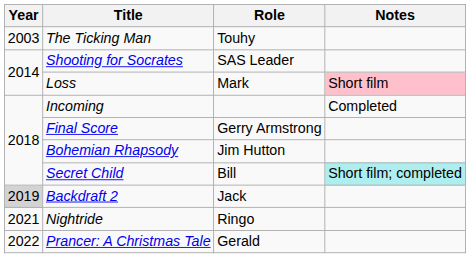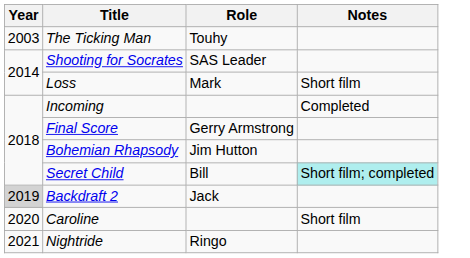(358, 83) pink background -> (331, 83) no background
+ row: (72, 219)
- row: (128, 241)
